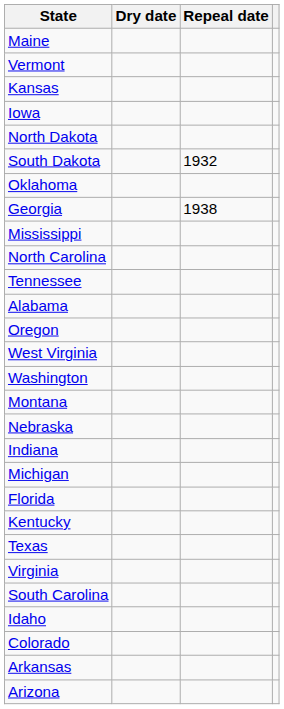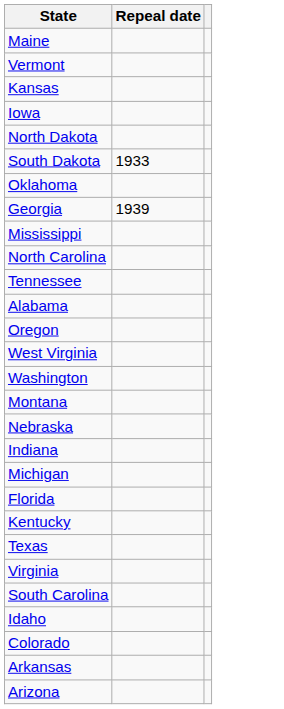- column: (146, 16)
(200, 161) 1932 -> (132, 161) 1933
(200, 209) 1938 -> (132, 209) 1939
